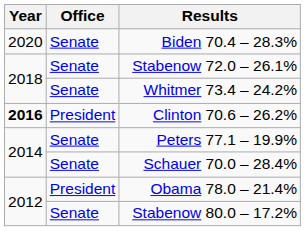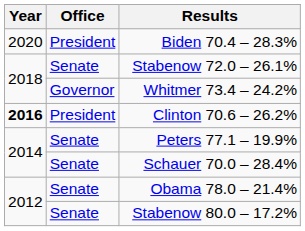(74, 41) Senate -> (83, 41) President
(74, 90) Senate -> (82, 90) Governor
(83, 189) President -> (74, 189) Senate
